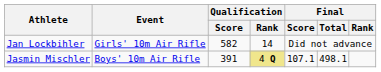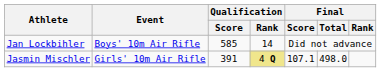(150, 43) Girls' 10m Air Rifle -> (147, 43) Boys' 10m Air Rifle
(229, 43) 582 -> (229, 43) 585
(147, 58) Boys' 10m Air Rifle -> (150, 58) Girls' 10m Air Rifle
(333, 58) 498.1 -> (333, 58) 498.0
